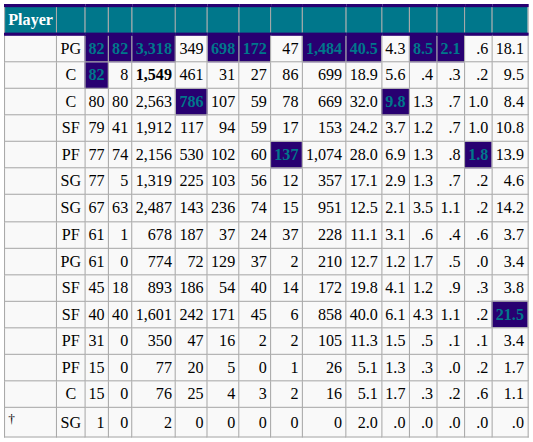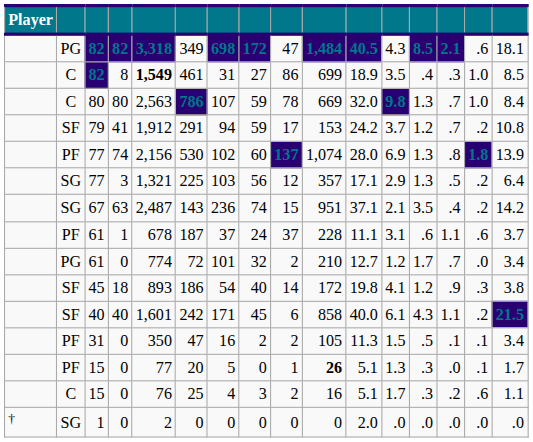(395, 75) 5.6 -> (395, 75) 3.5
(482, 75) .2 -> (478, 75) 1.0
(514, 75) 9.5 -> (514, 75) 8.5
(192, 128) 117 -> (191, 128) 291
(478, 128) 1.0 -> (482, 128) .2
(124, 181) 5 -> (124, 181) 3
(154, 181) 1,319 -> (154, 181) 1,321
(455, 181) .7 -> (455, 181) .5
(514, 181) 4.6 -> (514, 181) 6.4
(364, 208) 12.5 -> (364, 208) 37.1
(451, 208) 1.1 -> (455, 208) .4
(455, 234) .4 -> (451, 234) 1.1
(223, 261) 129 -> (223, 261) 101
(259, 261) 37 -> (259, 261) 32
(455, 261) .5 -> (455, 261) .7
(334, 367) normal -> (334, 367) bold
(482, 367) .2 -> (482, 367) .1
